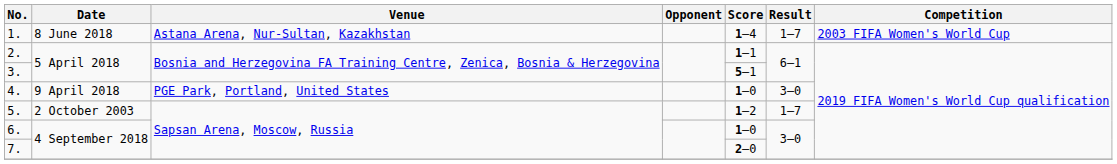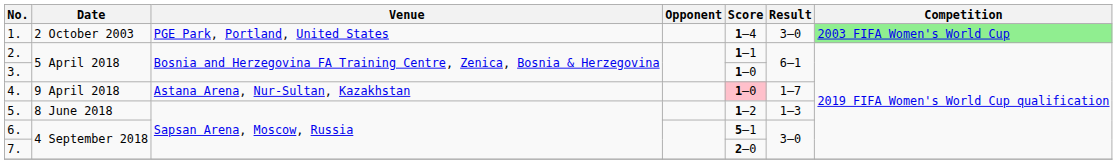(73, 33) 8 June 2018 -> (84, 33) 2 October 2003
(282, 33) Astana Arena, Nur-Sultan, Kazakhstan -> (271, 33) PGE Park, Portland, United States
(790, 33) 1–7 -> (790, 33) 3–0
(914, 33) no background -> (914, 33) lightgreen background
(746, 72) 5–1 -> (746, 72) 1–0
(271, 91) PGE Park, Portland, United States -> (282, 91) Astana Arena, Nur-Sultan, Kazakhstan
(746, 91) no background -> (746, 91) pink background
(790, 91) 3–0 -> (790, 91) 1–7
(84, 110) 2 October 2003 -> (73, 110) 8 June 2018
(790, 110) 1–7 -> (790, 110) 1–3
(746, 130) 1–0 -> (746, 130) 5–1
